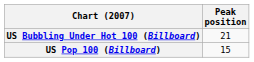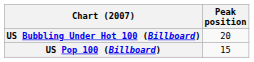(226, 36) 21 -> (226, 36) 20
